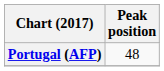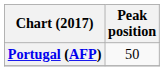(132, 54) 48 -> (132, 54) 50
